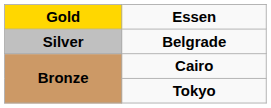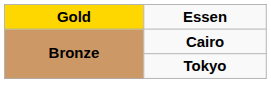- row: (194, 41)
